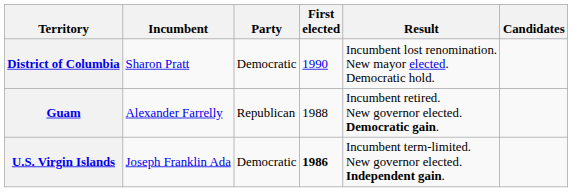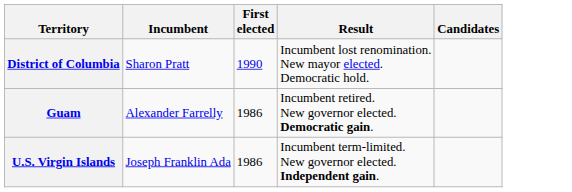- column: (267, 29)
(315, 112) 1988 -> (250, 112) 1986
(315, 161) bold -> (250, 161) normal
